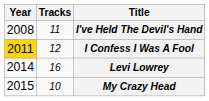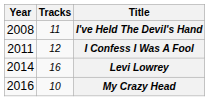(20, 48) gold background -> (20, 48) no background
(20, 86) 2015 -> (20, 86) 2016
